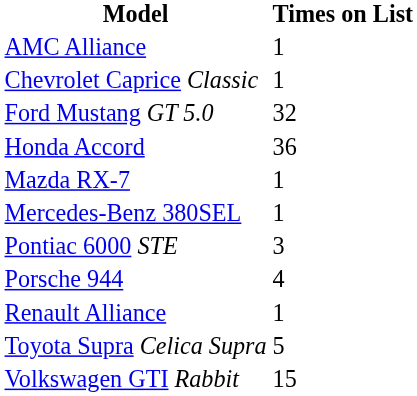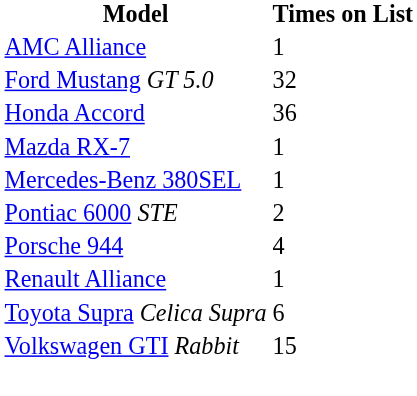- row: (131, 80)
(279, 246) 3 -> (279, 213) 2
(279, 346) 5 -> (279, 312) 6
